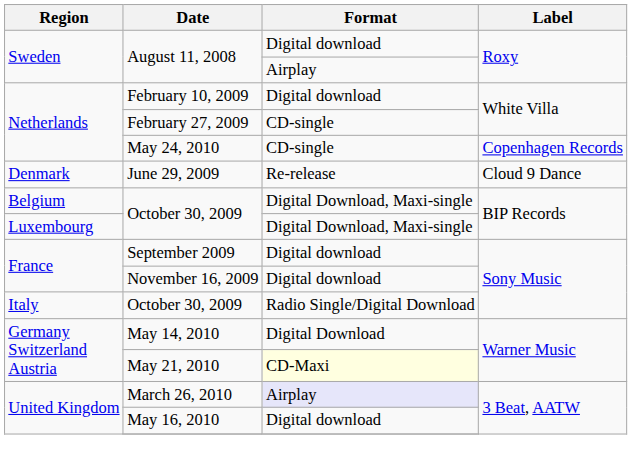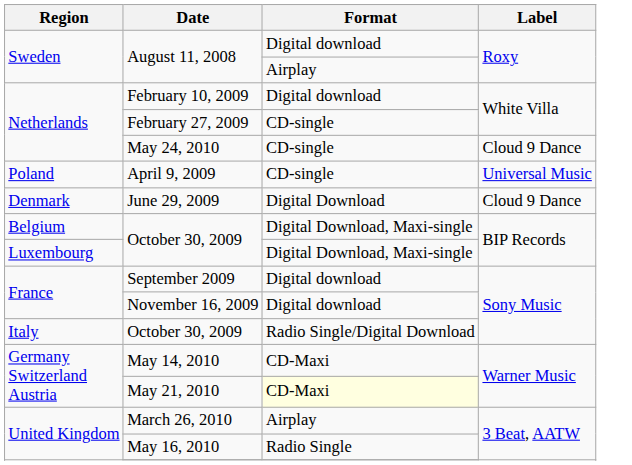(553, 148) Copenhagen Records -> (532, 148) Cloud 9 Dance
+ row: (31, 174)
(301, 174) Re-release -> (325, 200) Digital Download
(325, 333) Digital Download -> (298, 360) CD-Maxi
(291, 394) lavender background -> (291, 420) no background
(324, 420) Digital download -> (309, 446) Radio Single
